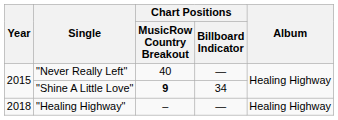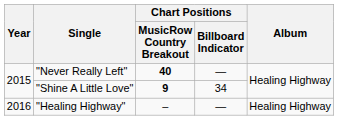(165, 72) normal -> (165, 72) bold
(19, 106) 2018 -> (19, 106) 2016
